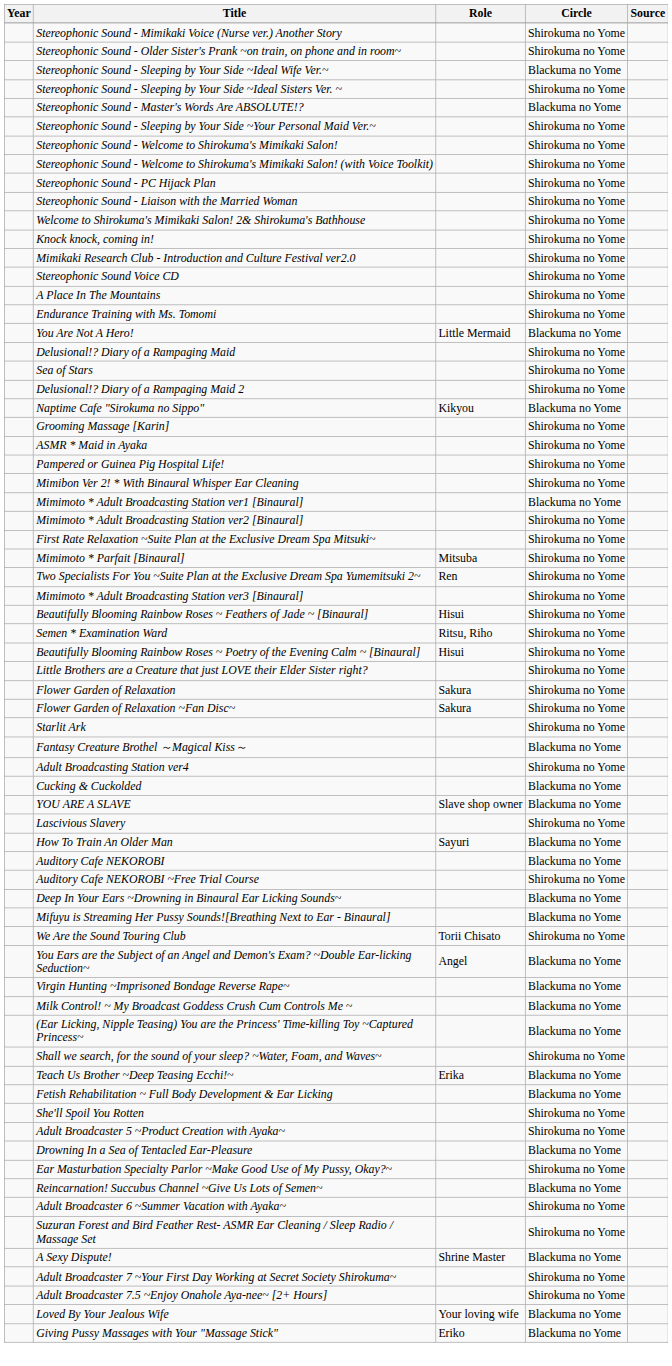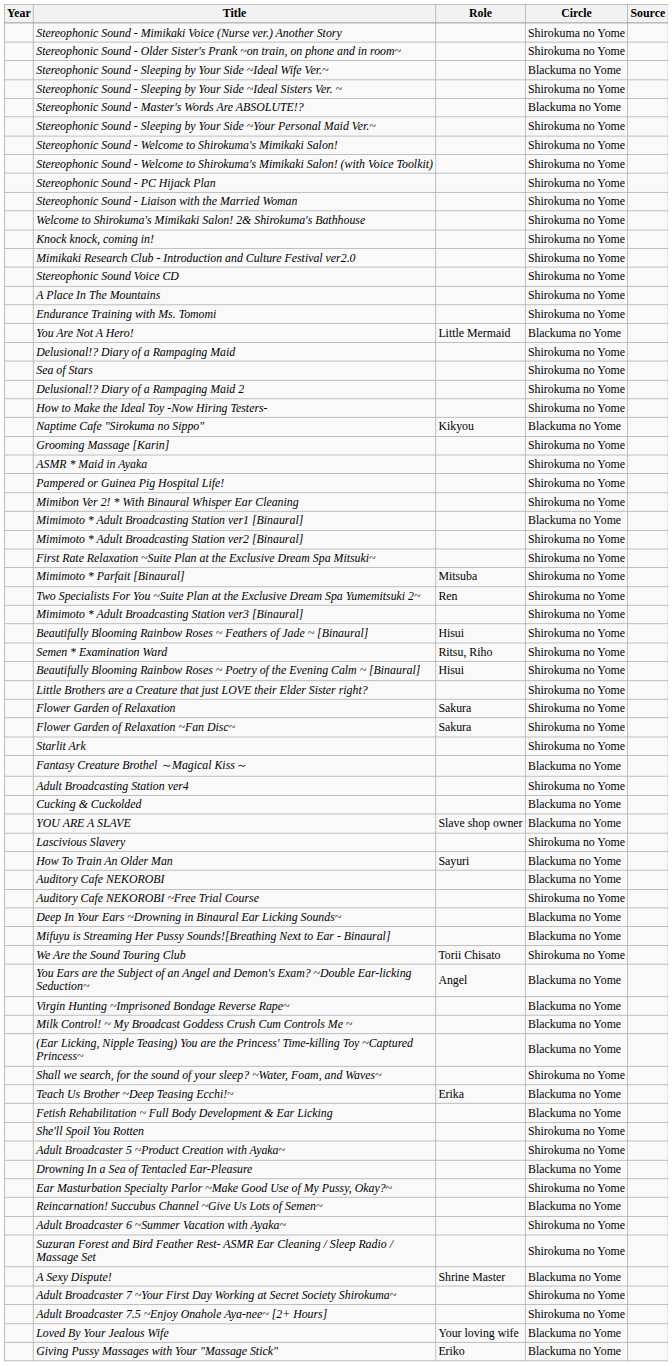+ row: (152, 408)
